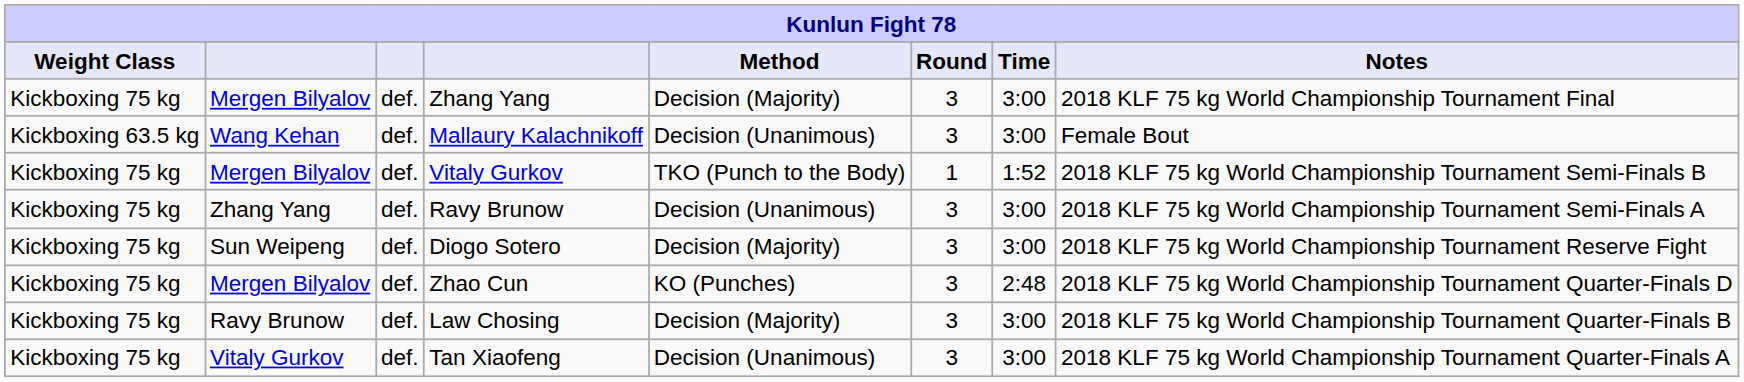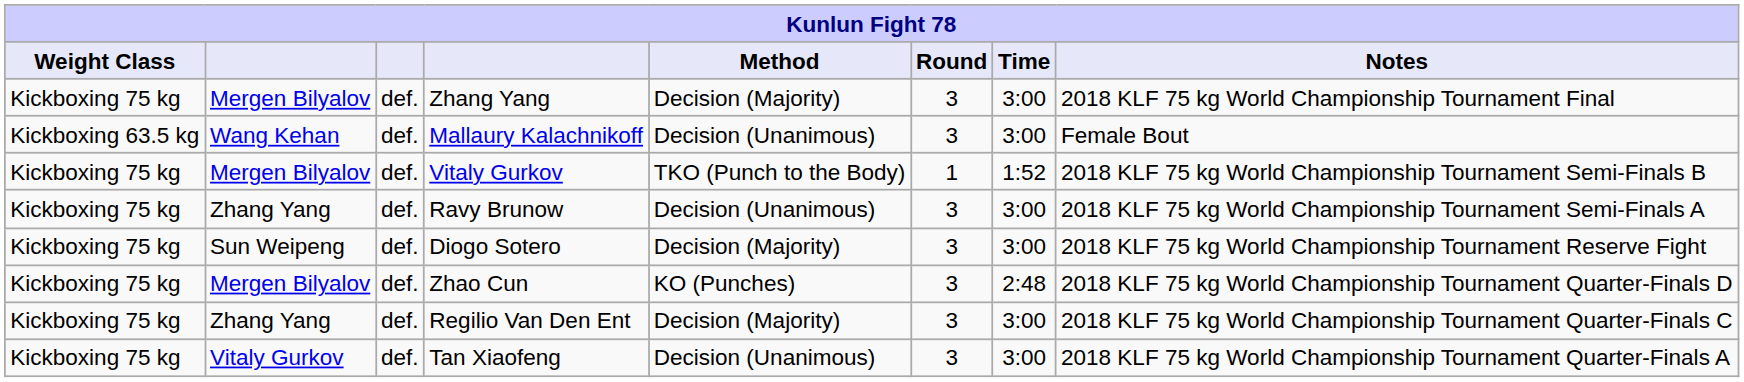+ row: (530, 320)
- row: (494, 320)
